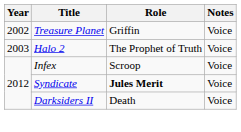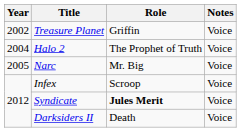(18, 48) 2003 -> (18, 48) 2004
+ row: (45, 65)
